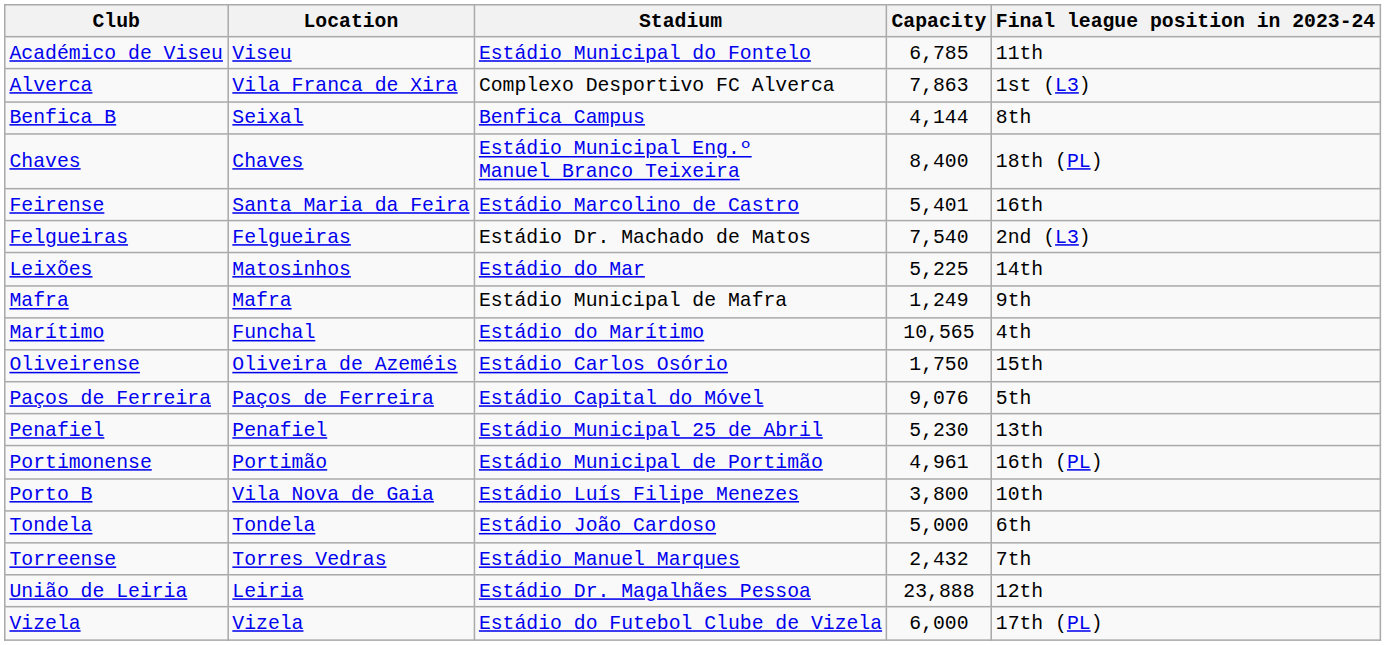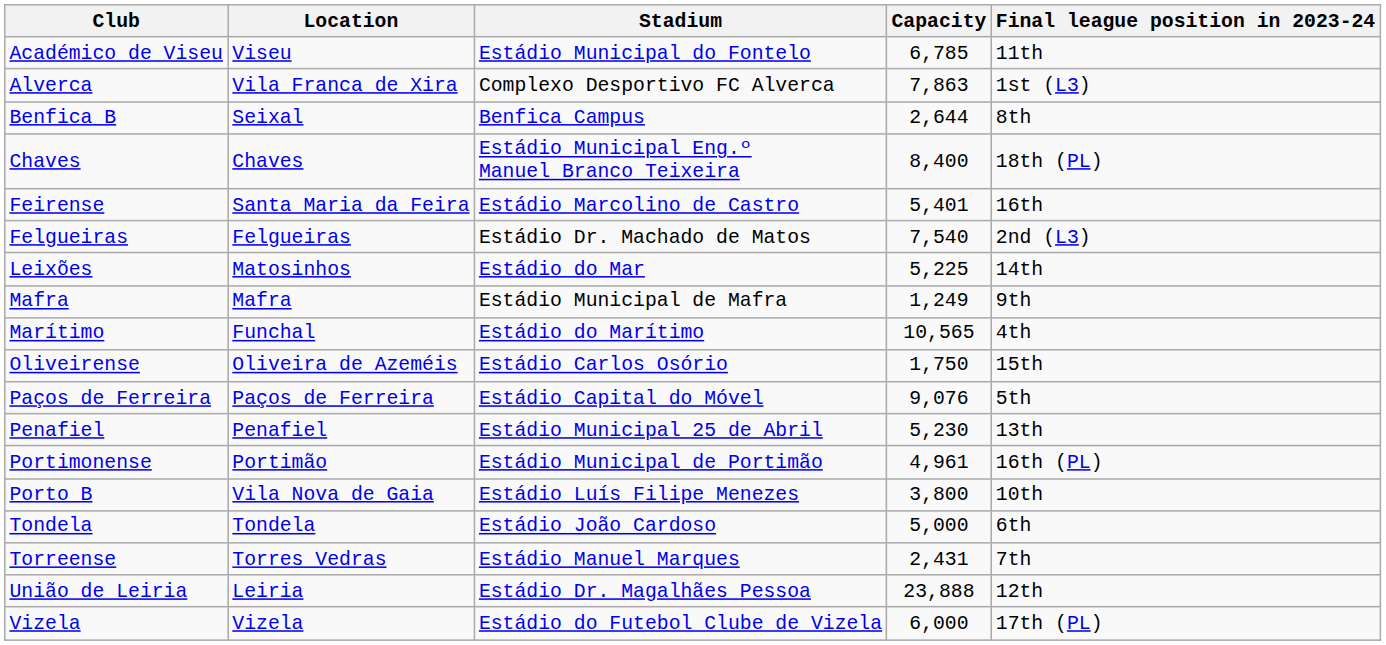(939, 117) 4,144 -> (939, 117) 2,644
(939, 559) 2,432 -> (939, 559) 2,431
